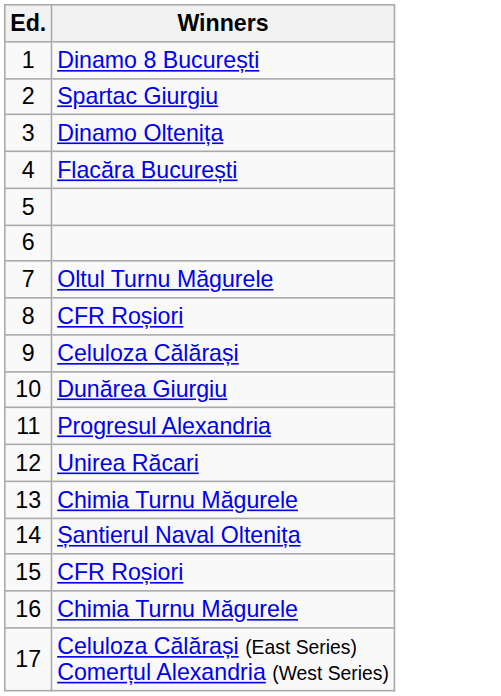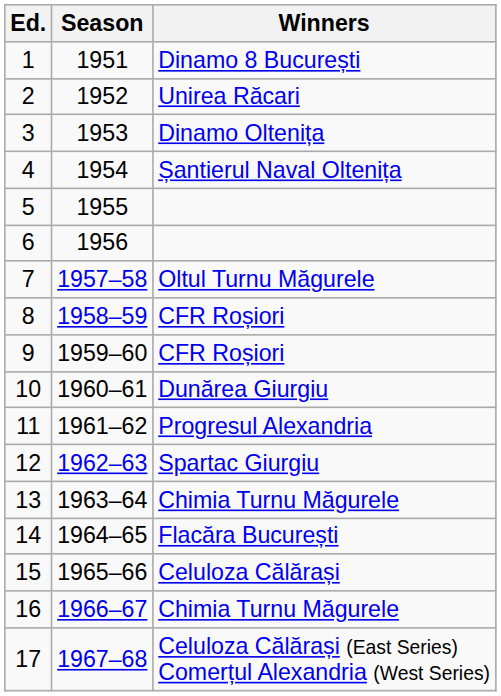+ column: (102, 24)
(138, 97) Spartac Giurgiu -> (229, 97) Unirea Răcari
(147, 170) Flacăra București -> (280, 170) Șantierul Naval Oltenița
(148, 353) Celuloza Călărași -> (221, 353) CFR Roșiori
(128, 463) Unirea Răcari -> (239, 463) Spartac Giurgiu
(179, 536) Șantierul Naval Oltenița -> (248, 536) Flacăra București
(120, 573) CFR Roșiori -> (249, 573) Celuloza Călărași
